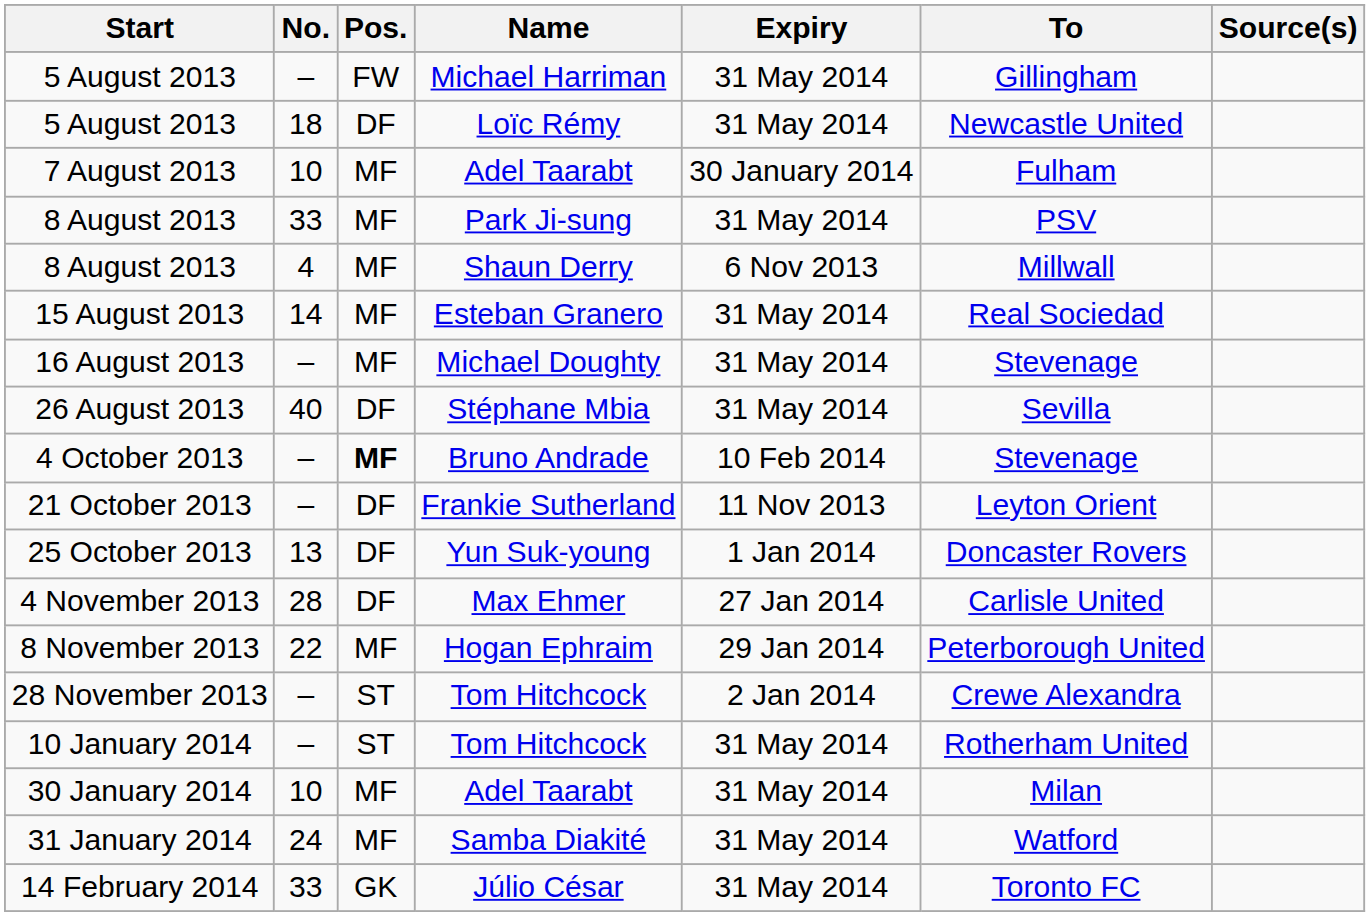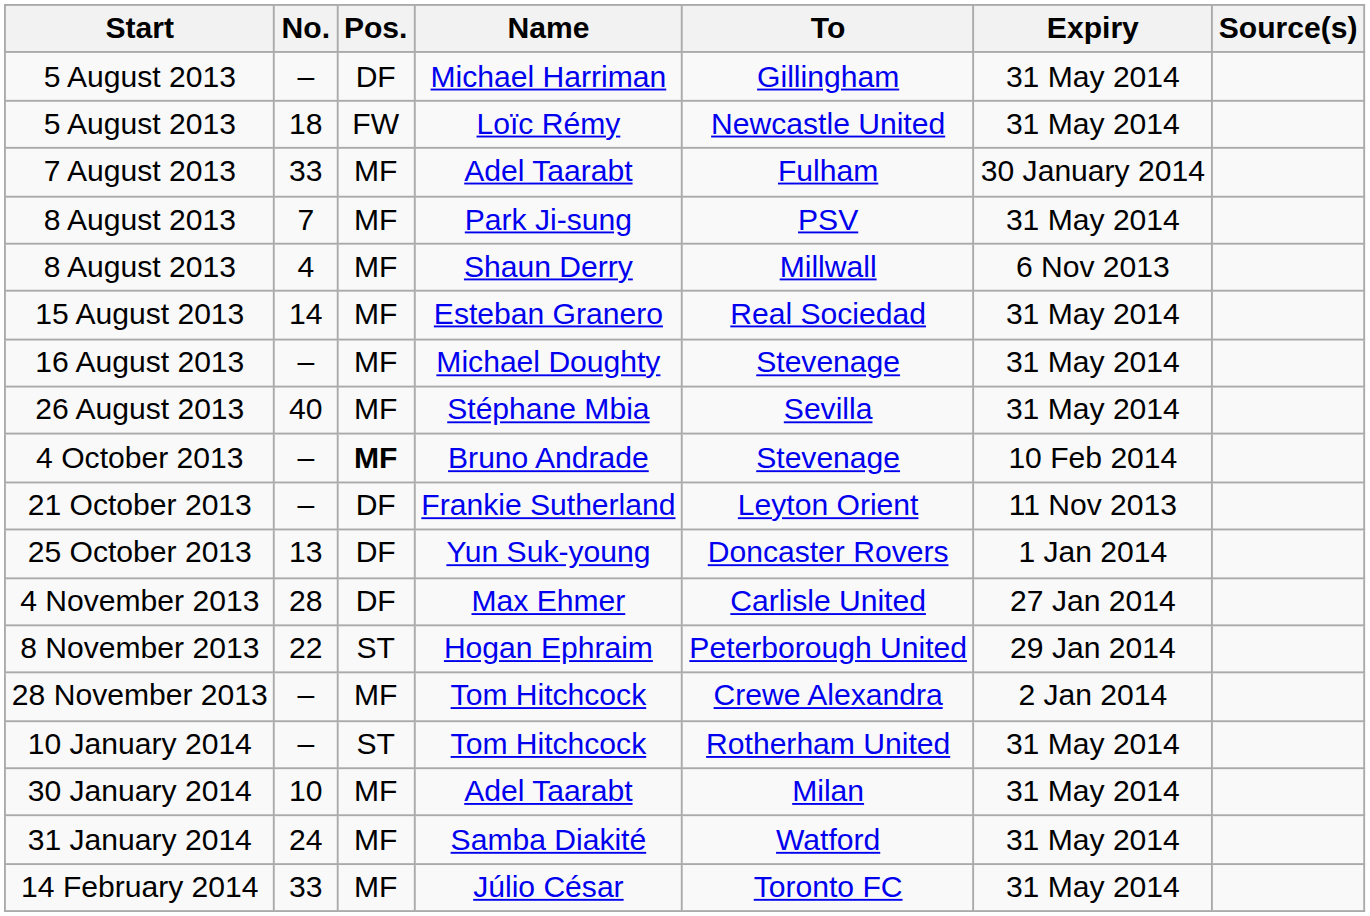columns swapped: (1066, 28) <-> (801, 28)
(376, 76) FW -> (376, 76) DF
(376, 123) DF -> (376, 123) FW
(306, 171) 10 -> (306, 171) 33
(306, 219) 33 -> (306, 219) 7
(376, 409) DF -> (376, 409) MF
(376, 648) MF -> (376, 648) ST
(376, 696) ST -> (376, 696) MF
(376, 887) GK -> (376, 887) MF
